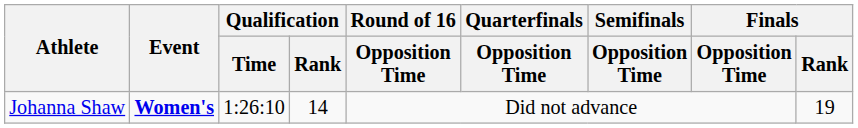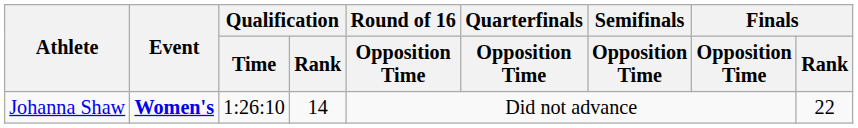(825, 107) 19 -> (825, 107) 22
